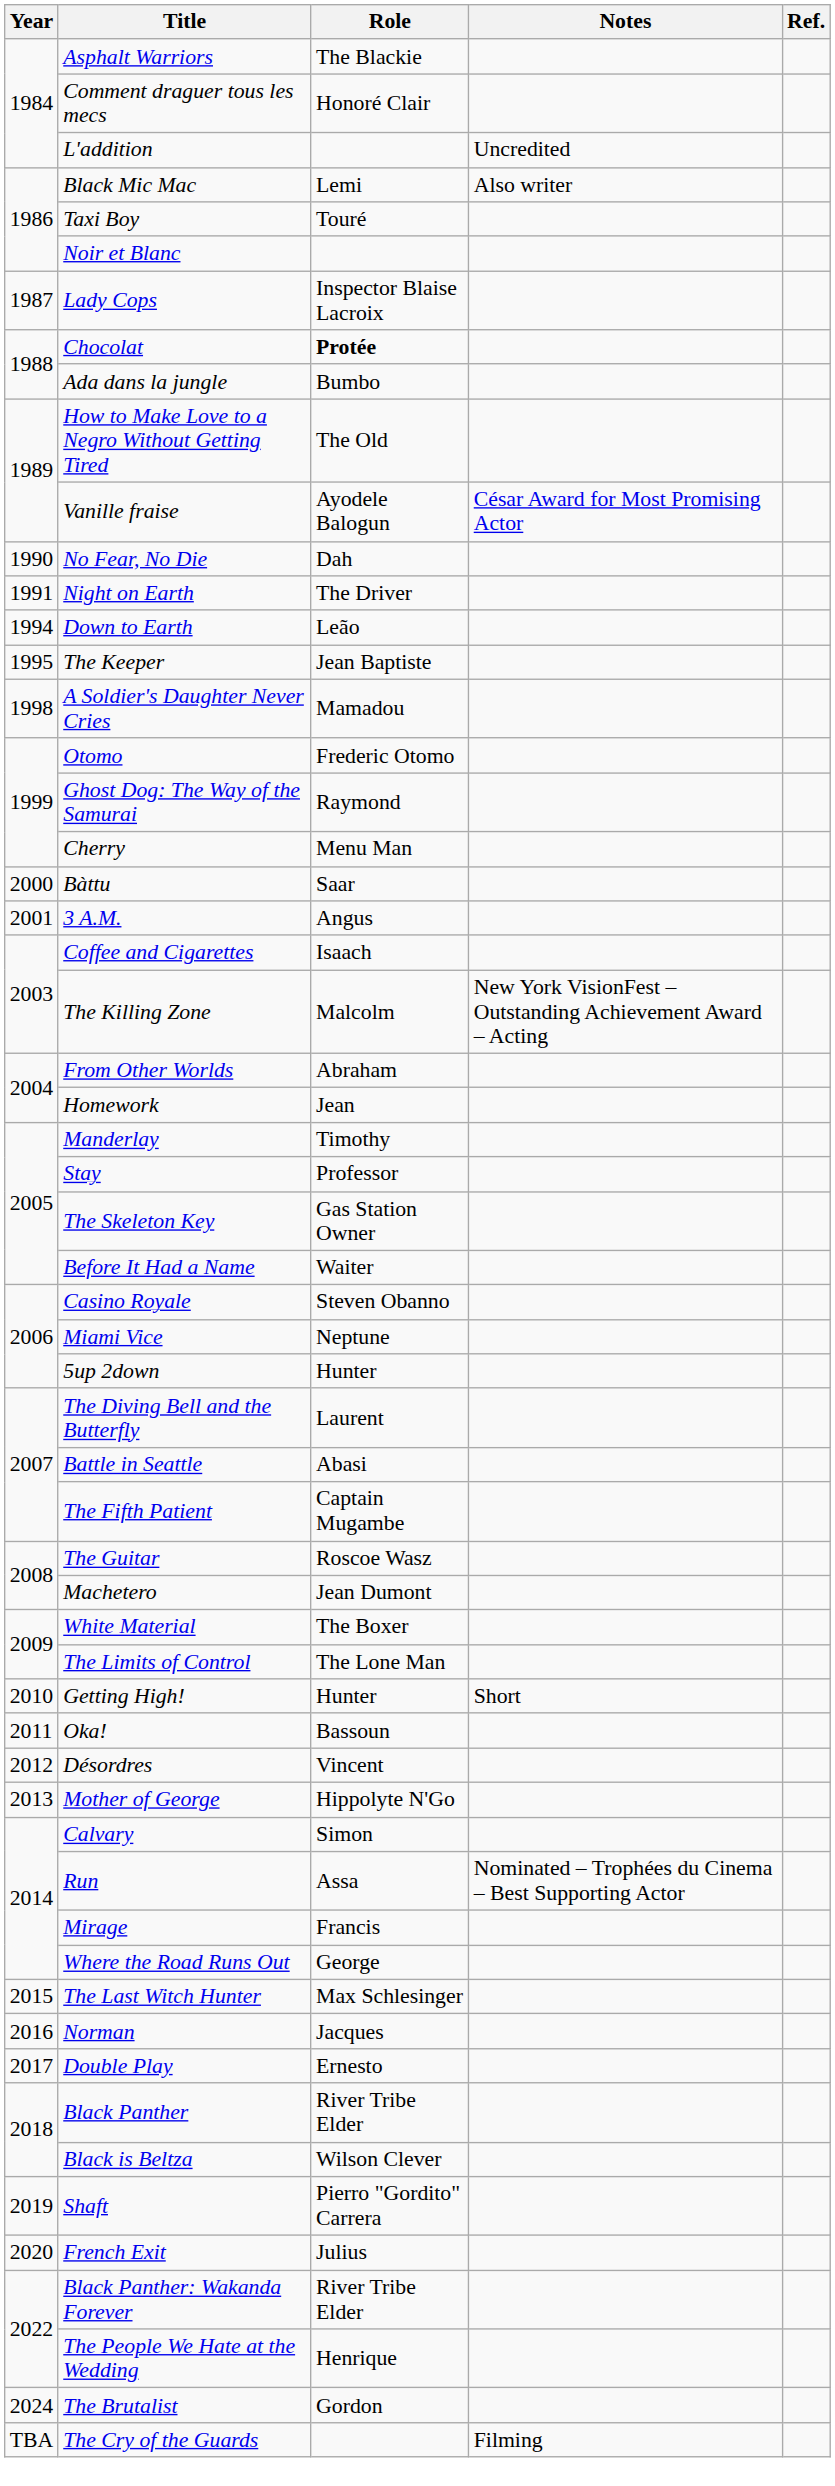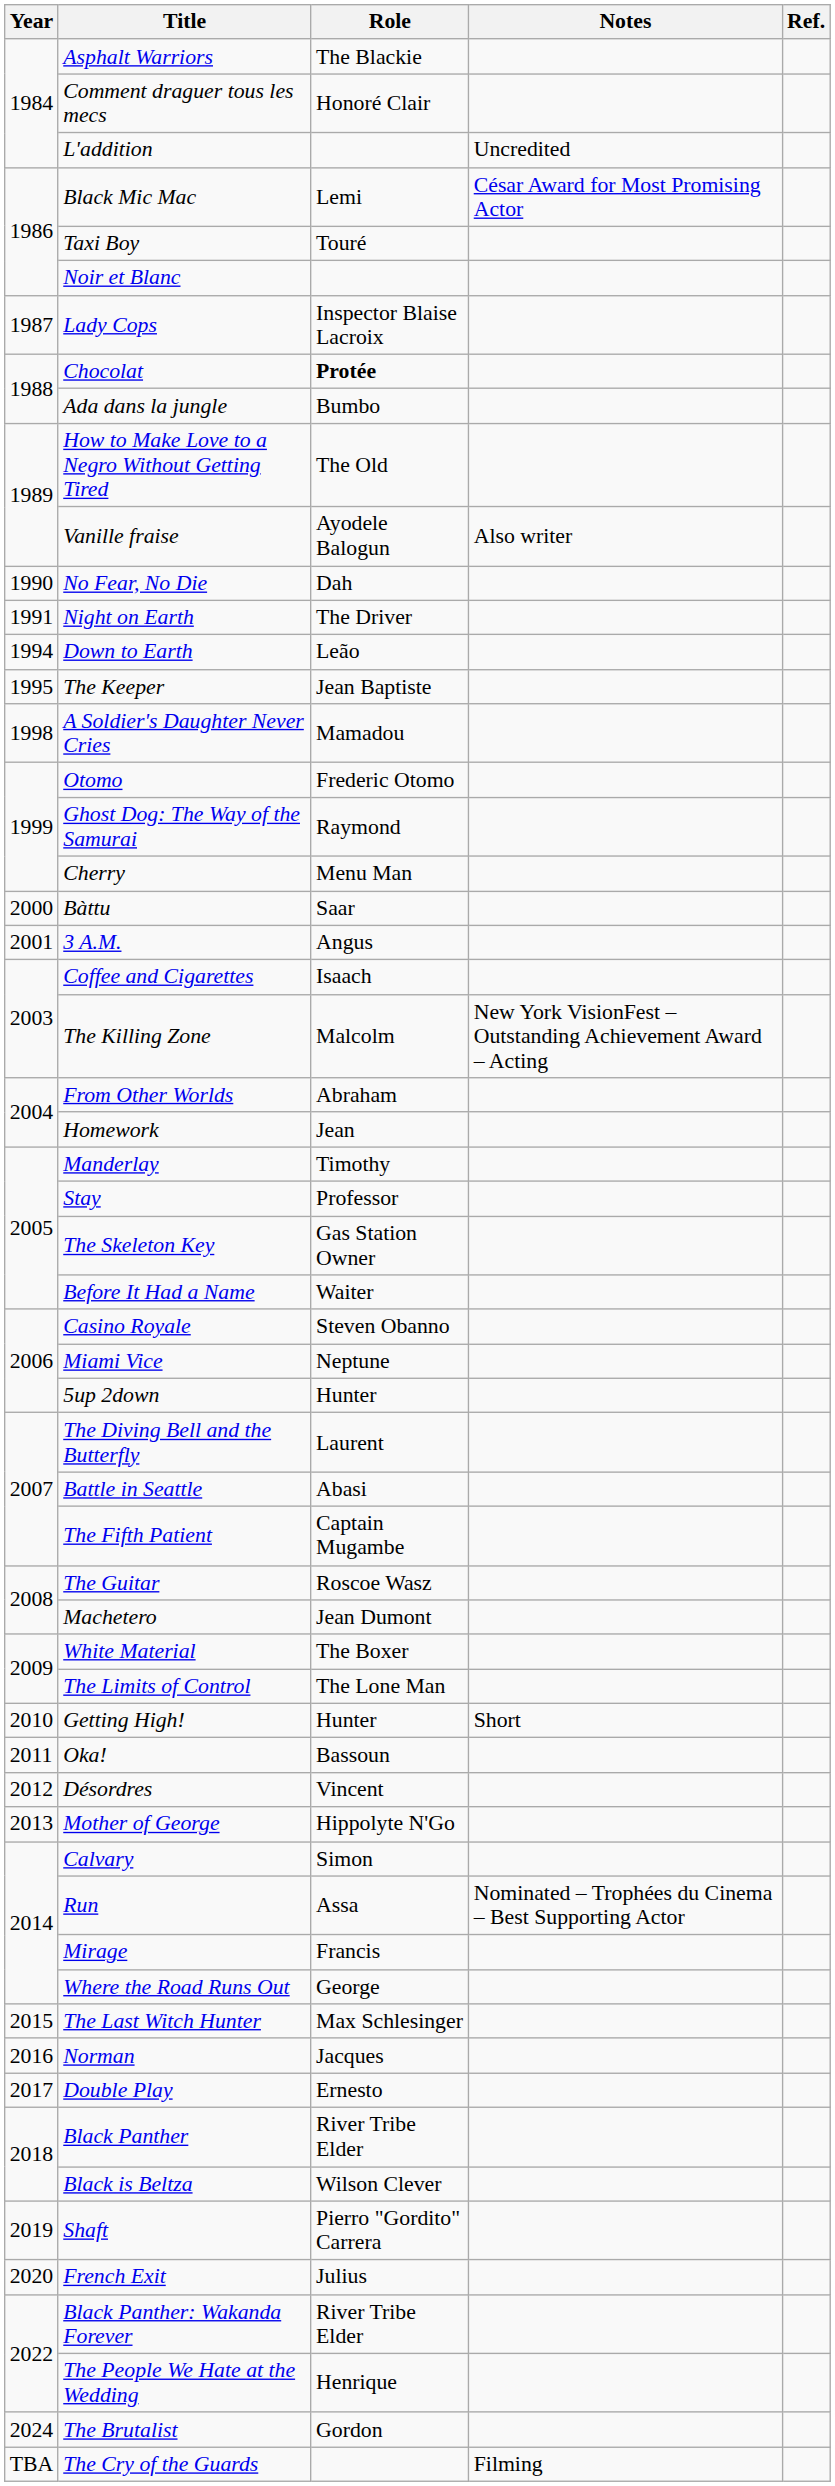(523, 184) Also writer -> (617, 196) César Award for Most Promising Actor
(617, 511) César Award for Most Promising Actor -> (523, 536) Also writer
